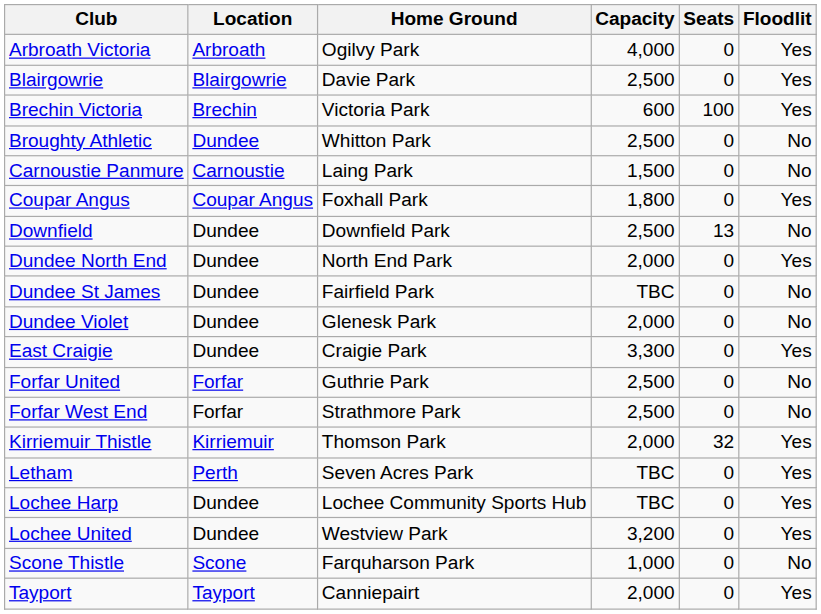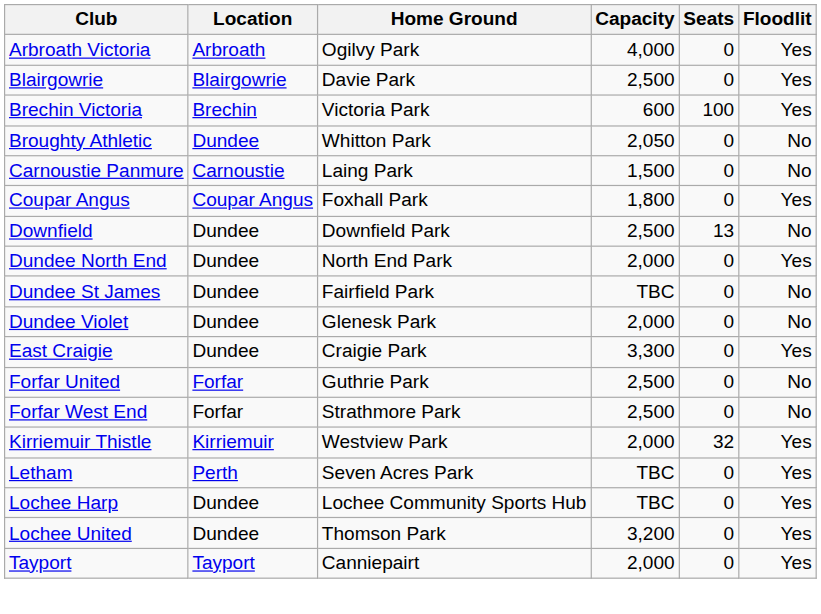(651, 140) 2,500 -> (651, 140) 2,050
(384, 442) Thomson Park -> (385, 442) Westview Park
(385, 532) Westview Park -> (384, 532) Thomson Park
- row: (66, 563)
